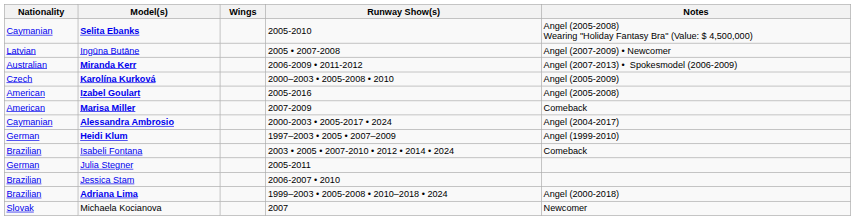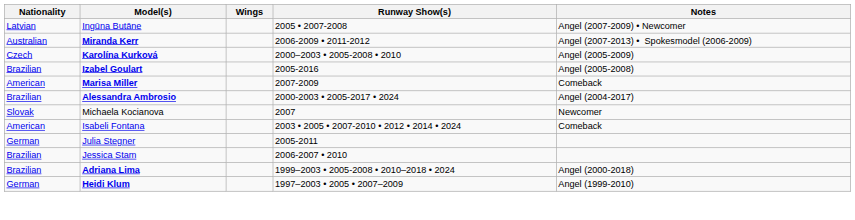- row: (110, 30)
(26, 93) American -> (24, 69) Brazilian
(30, 122) Caymanian -> (24, 97) Brazilian
rows swapped: (121, 208) <-> (104, 136)
(24, 150) Brazilian -> (26, 126) American
